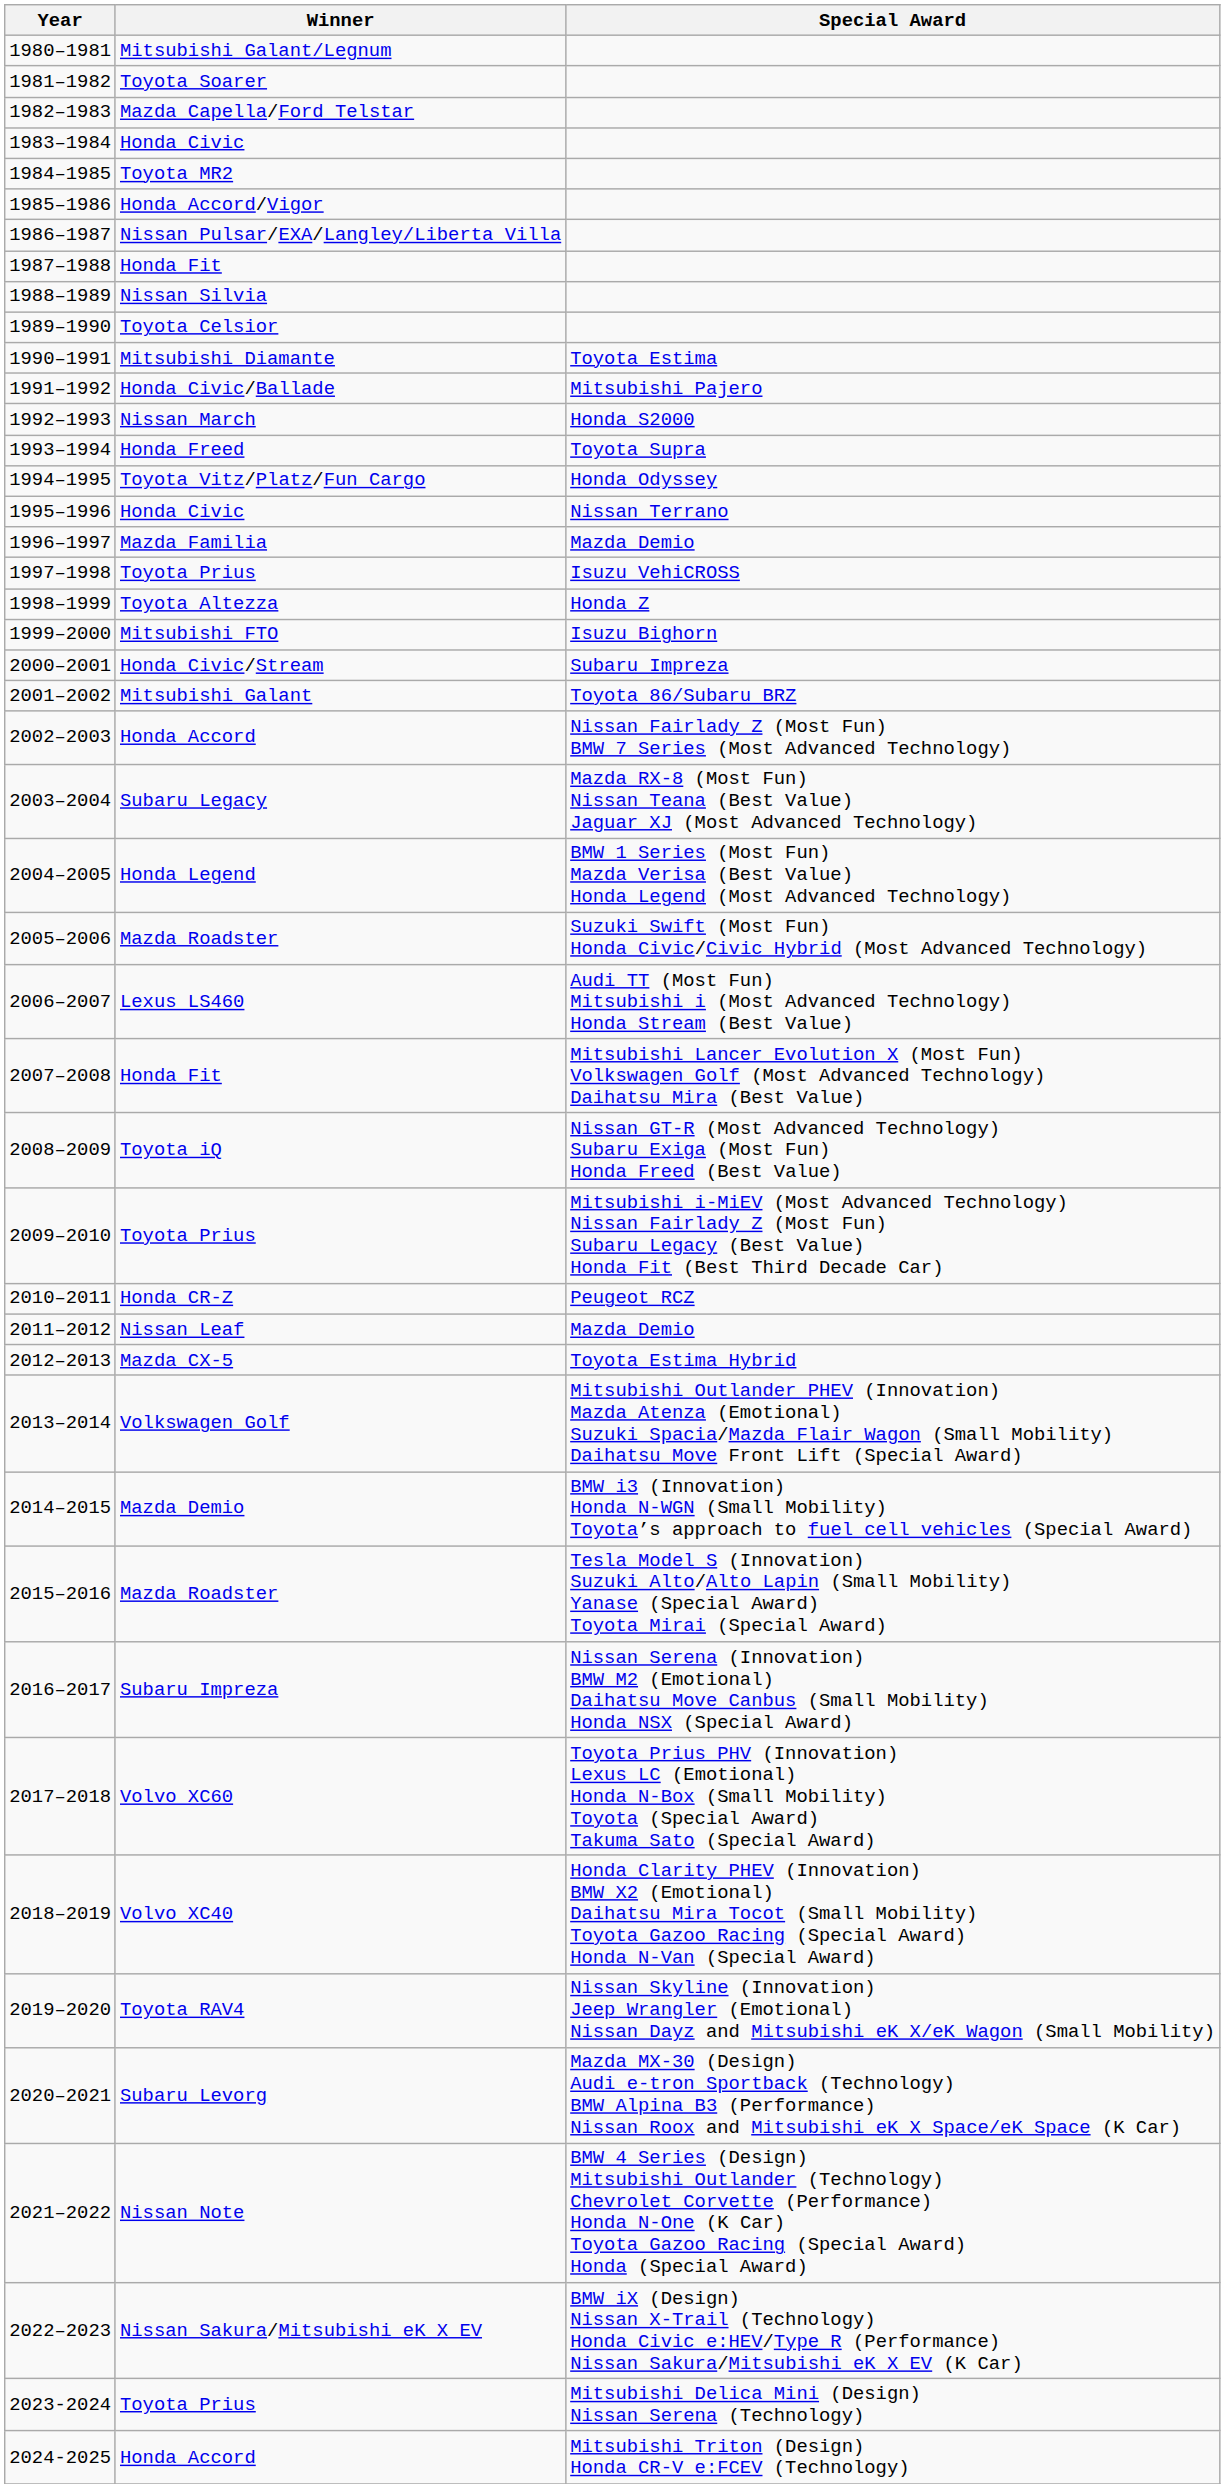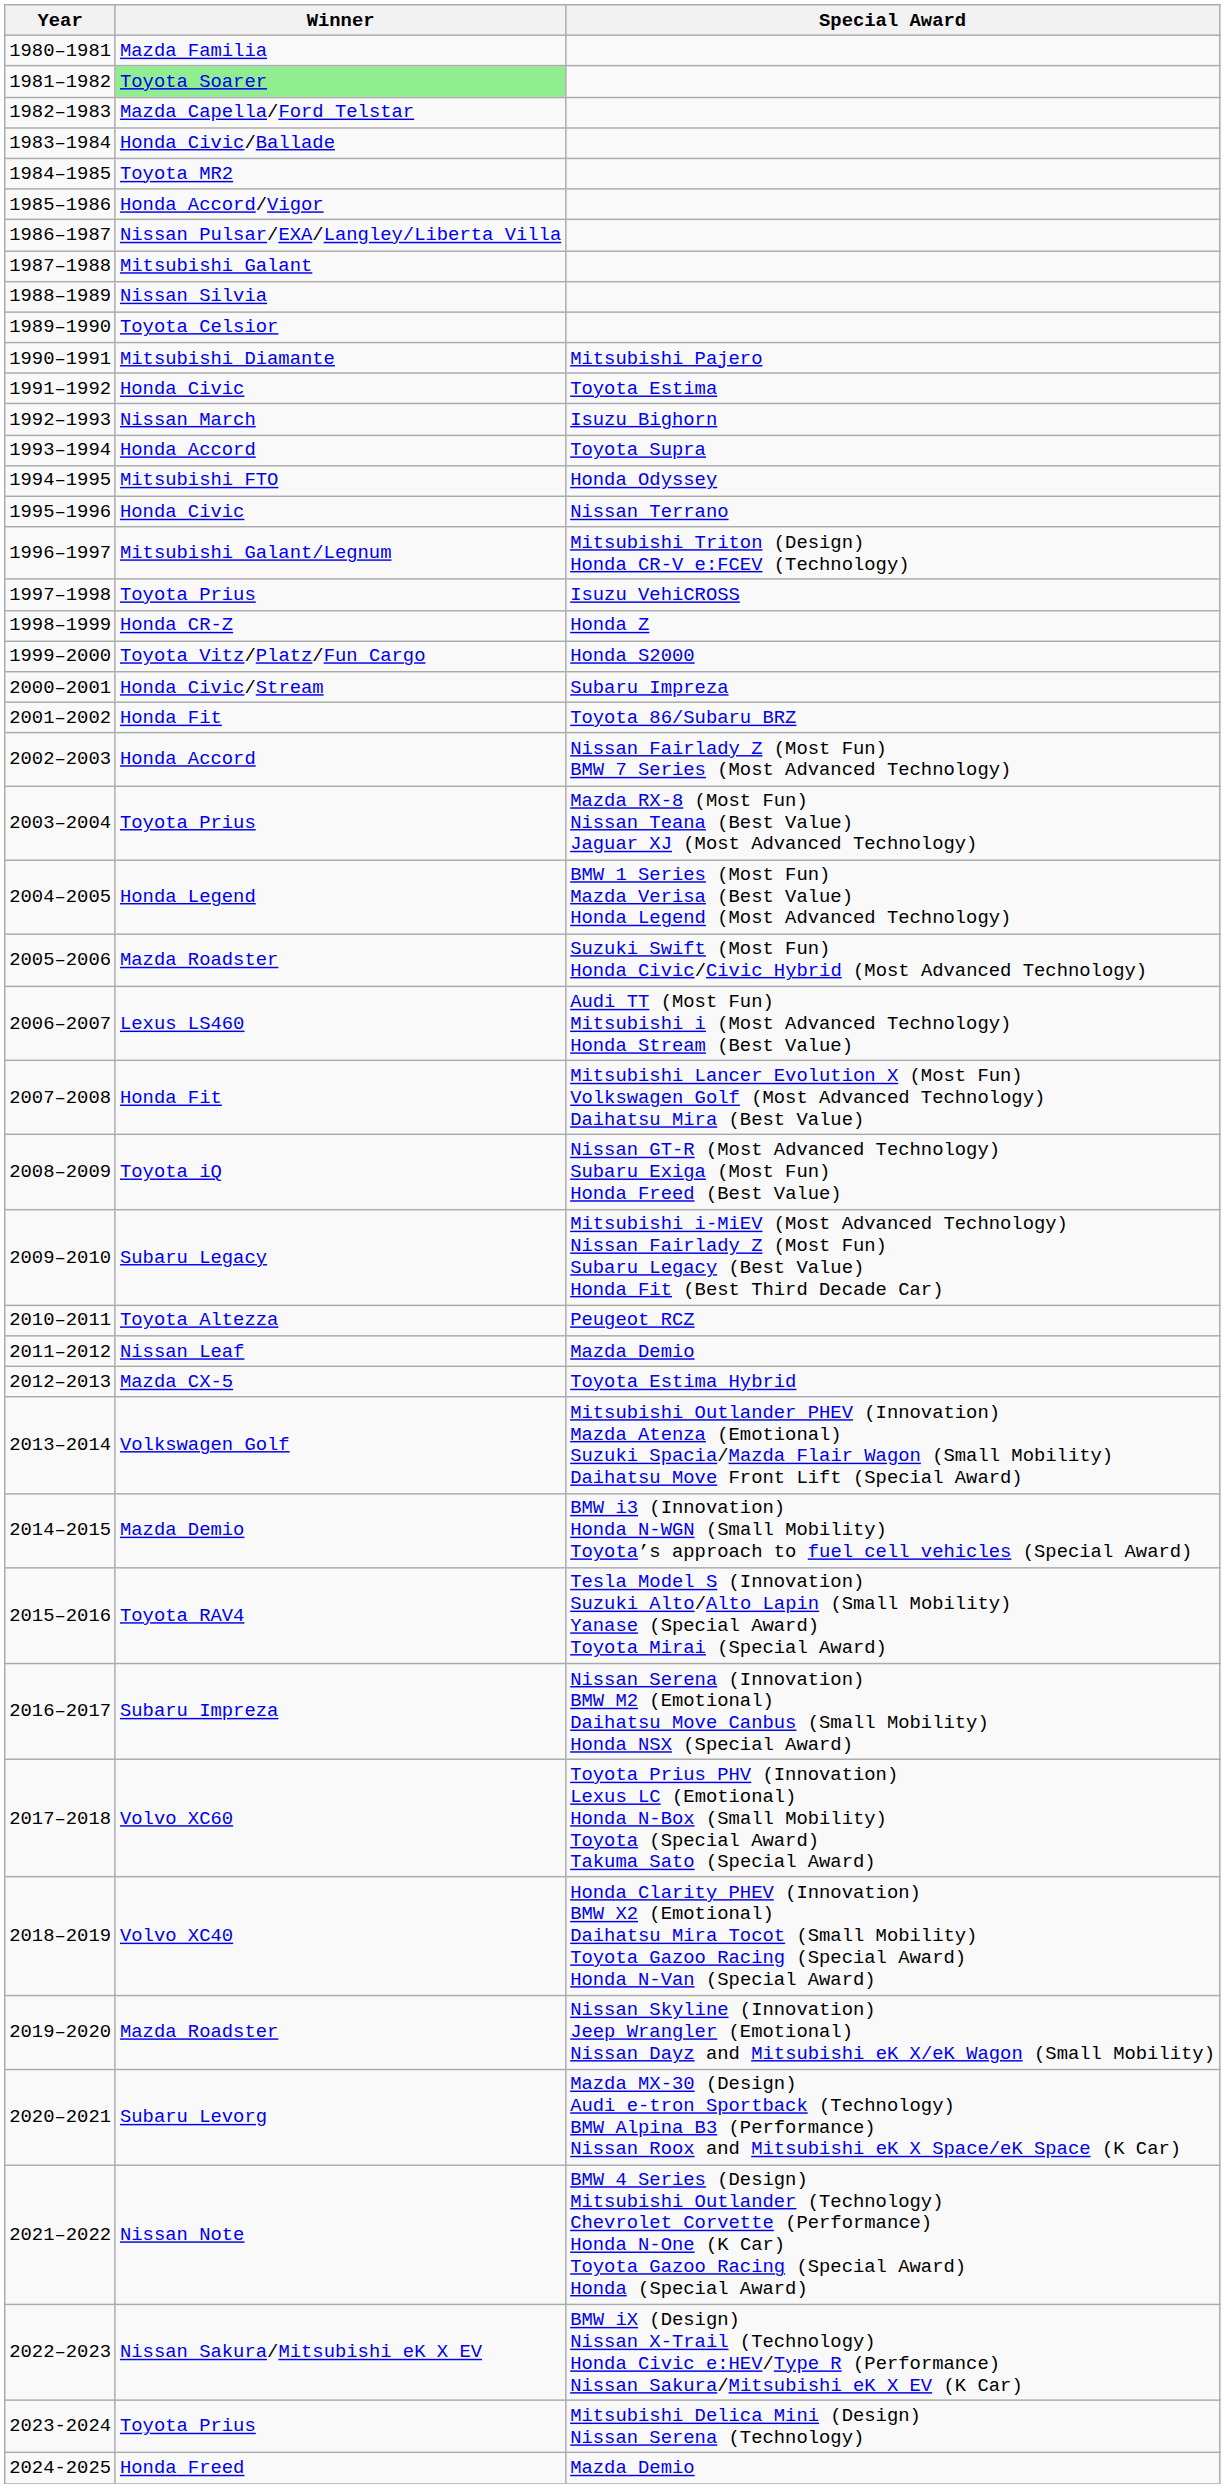(256, 51) Mitsubishi Galant/Legnum -> (194, 51) Mazda Familia
(194, 82) no background -> (194, 82) lightgreen background
(182, 143) Honda Civic -> (227, 143) Honda Civic/Ballade
(171, 266) Honda Fit -> (216, 266) Mitsubishi Galant
(644, 358) Toyota Estima -> (666, 358) Mitsubishi Pajero
(227, 389) Honda Civic/Ballade -> (182, 389) Honda Civic
(666, 389) Mitsubishi Pajero -> (644, 389) Toyota Estima
(632, 419) Honda S2000 -> (644, 419) Isuzu Bighorn
(182, 450) Honda Freed -> (188, 450) Honda Accord
(273, 481) Toyota Vitz/Platz/Fun Cargo -> (199, 481) Mitsubishi FTO
(194, 542) Mazda Familia -> (256, 553) Mitsubishi Galant/Legnum
(632, 542) Mazda Demio -> (740, 553) Mitsubishi Triton (Design) Honda CR-V e:FCEV (Technology)
(199, 604) Toyota Altezza -> (177, 626) Honda CR-Z
(199, 635) Mitsubishi FTO -> (273, 656) Toyota Vitz/Platz/Fun Cargo
(644, 635) Isuzu Bighorn -> (632, 656) Honda S2000
(216, 696) Mitsubishi Galant -> (171, 718) Honda Fit
(194, 801) Subaru Legacy -> (188, 823) Toyota Prius
(188, 1235) Toyota Prius -> (194, 1257) Subaru Legacy
(177, 1299) Honda CR-Z -> (199, 1320) Toyota Altezza
(199, 1594) Mazda Roadster -> (182, 1615) Toyota RAV4
(182, 2010) Toyota RAV4 -> (199, 2032) Mazda Roadster
(188, 2457) Honda Accord -> (182, 2468) Honda Freed
(740, 2457) Mitsubishi Triton (Design) Honda CR-V e:FCEV (Technology) -> (632, 2468) Mazda Demio
